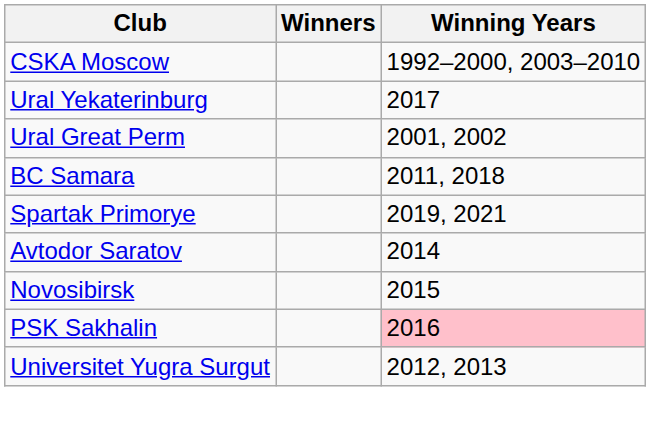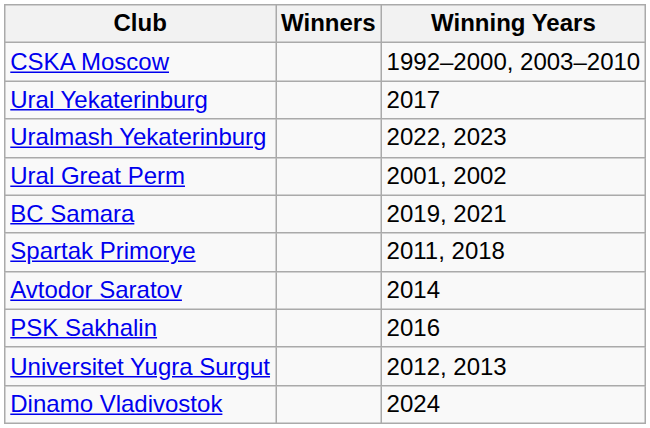+ row: (138, 137)
(446, 175) 2011, 2018 -> (447, 213) 2019, 2021
(447, 213) 2019, 2021 -> (446, 251) 2011, 2018
- row: (72, 289)
(413, 328) pink background -> (413, 328) no background
+ row: (116, 404)
